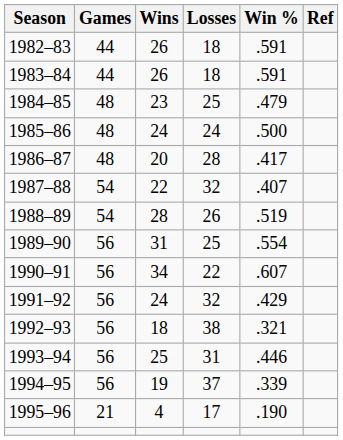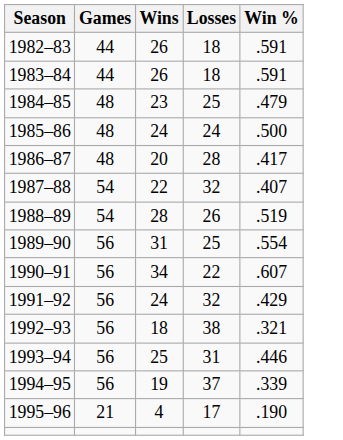- column: (320, 18)
